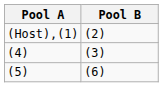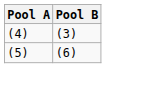- row: (43, 33)
